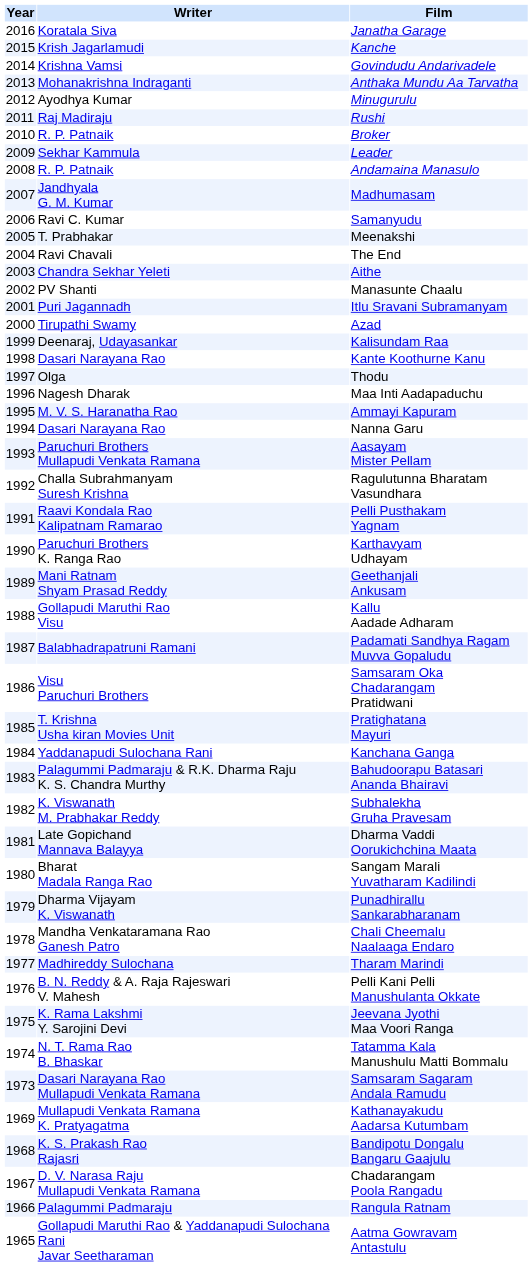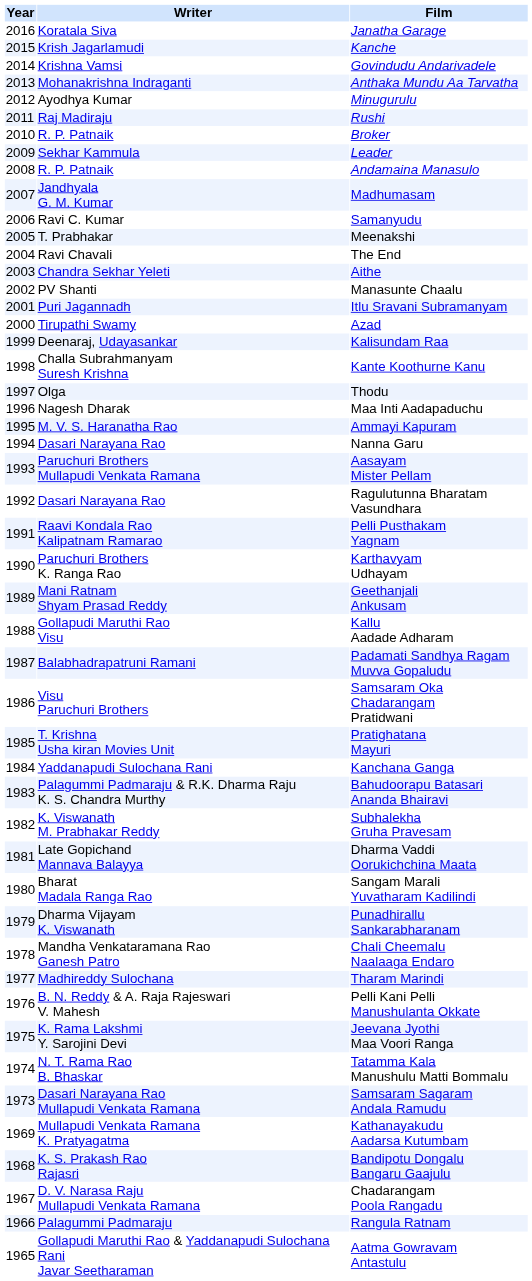(102, 359) Dasari Narayana Rao -> (105, 366) Challa Subrahmanyam Suresh Krishna
(105, 486) Challa Subrahmanyam Suresh Krishna -> (102, 501) Dasari Narayana Rao
